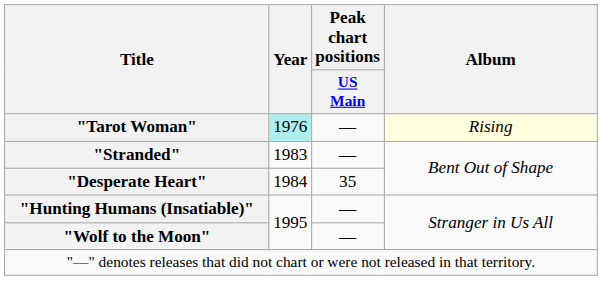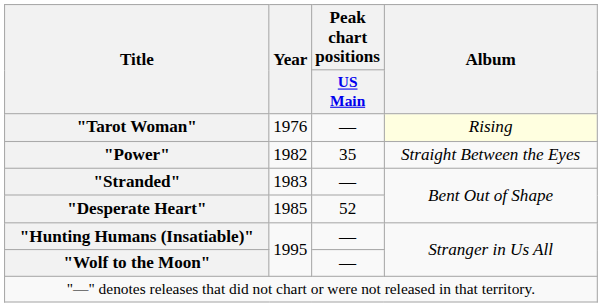(290, 127) paleturquoise background -> (290, 127) no background
+ row: (137, 154)
(290, 181) 1984 -> (290, 208) 1985
(348, 181) 35 -> (348, 208) 52
